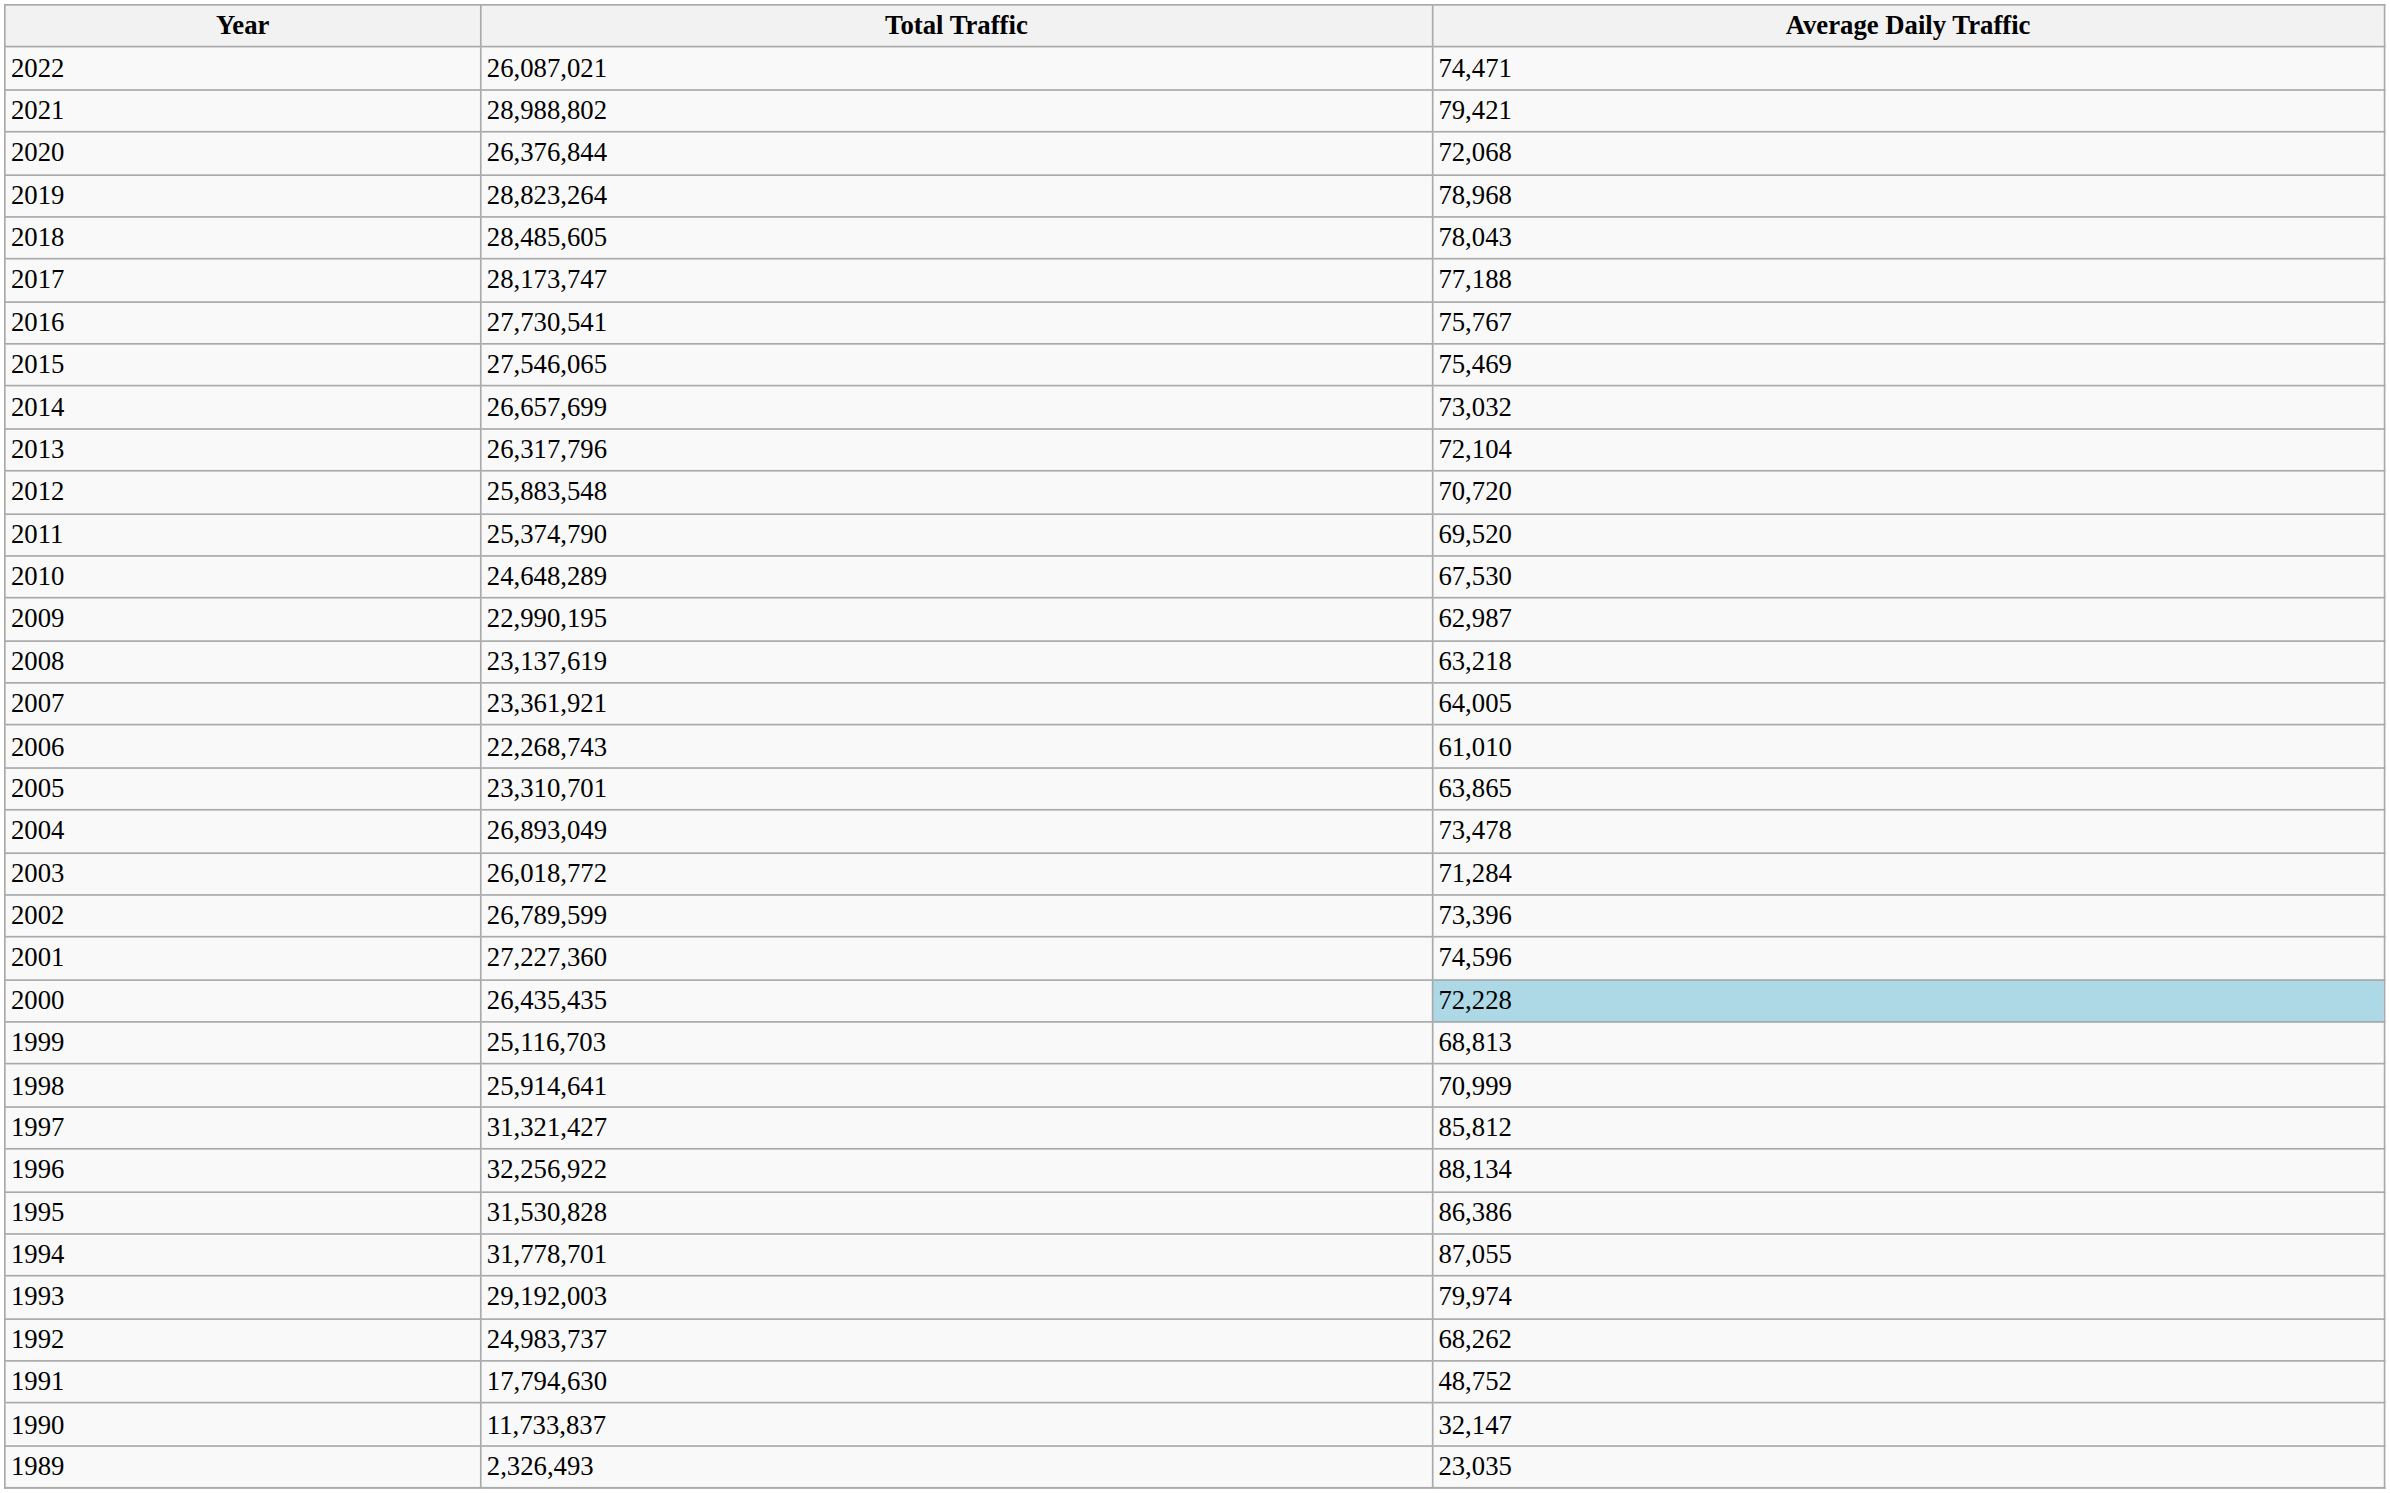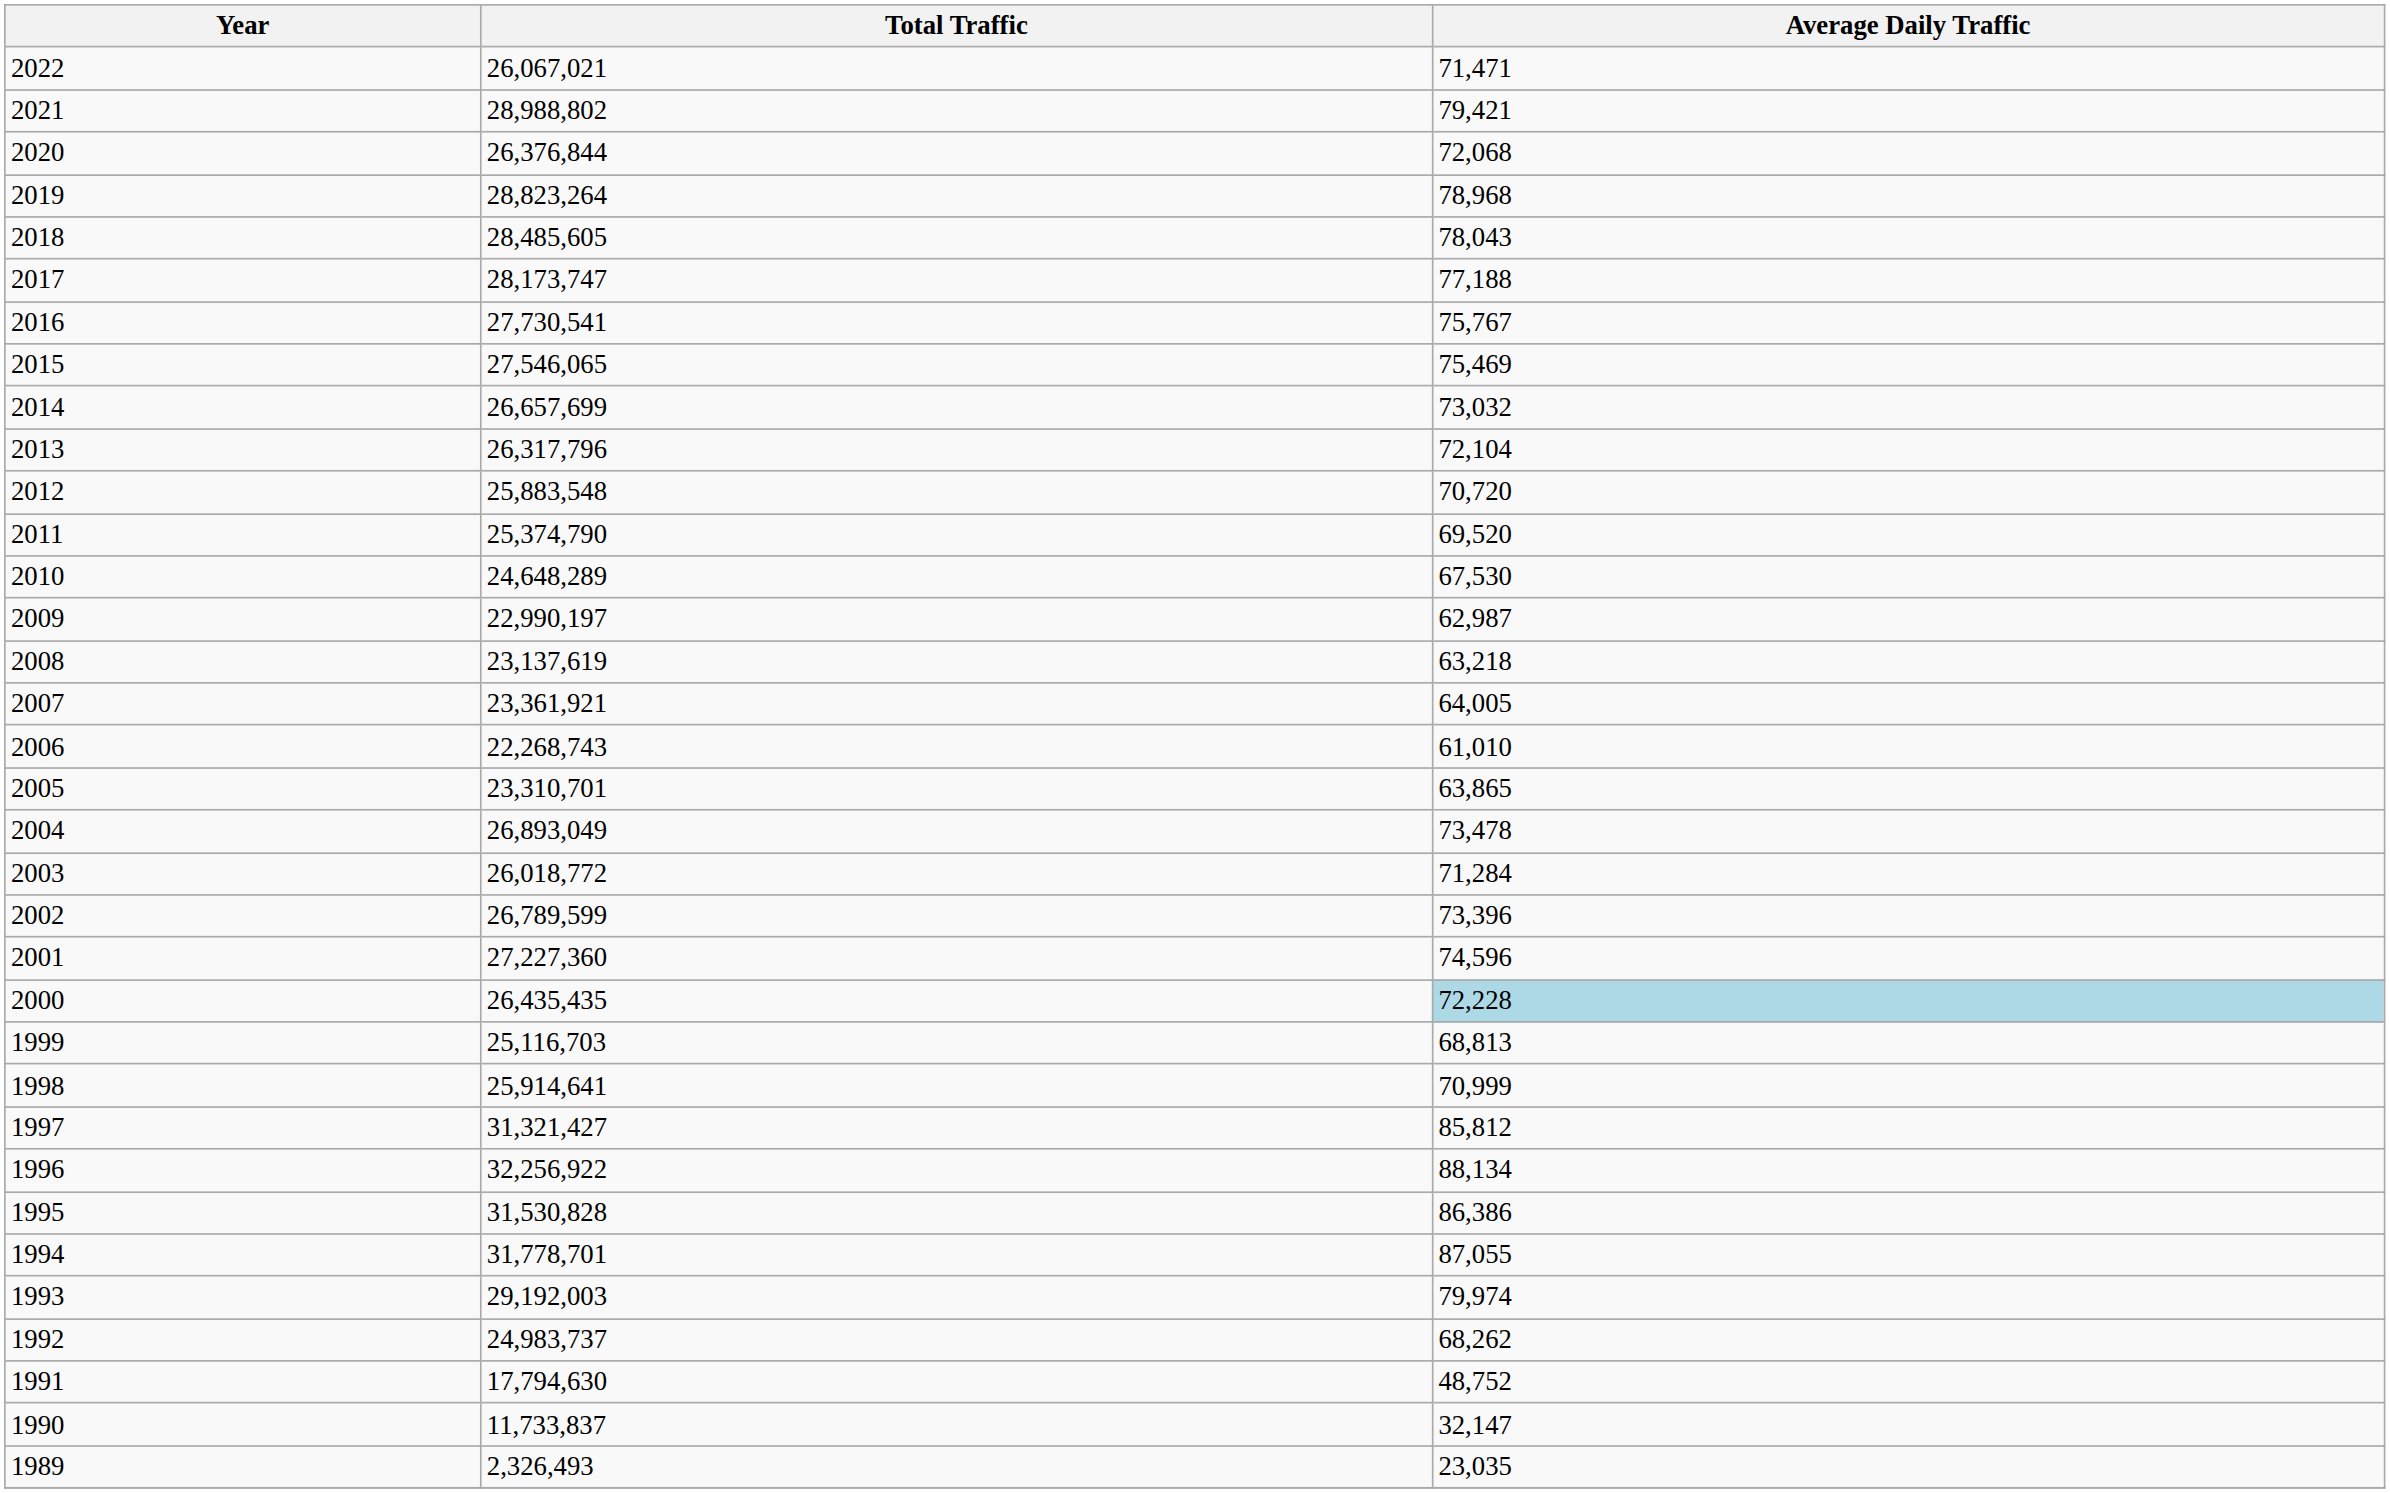(547, 68) 26,087,021 -> (547, 68) 26,067,021
(1475, 68) 74,471 -> (1475, 68) 71,471
(547, 618) 22,990,195 -> (547, 618) 22,990,197
